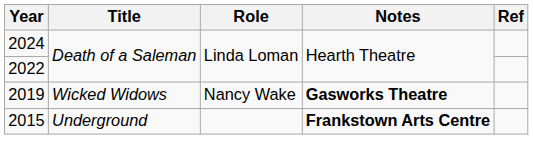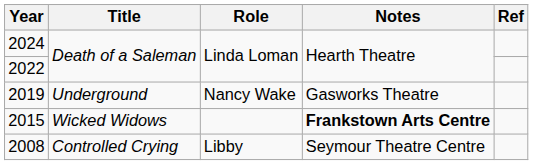(110, 95) Wicked Widows -> (100, 95) Underground
(377, 95) bold -> (372, 95) normal
(100, 120) Underground -> (110, 120) Wicked Widows
+ row: (26, 146)
